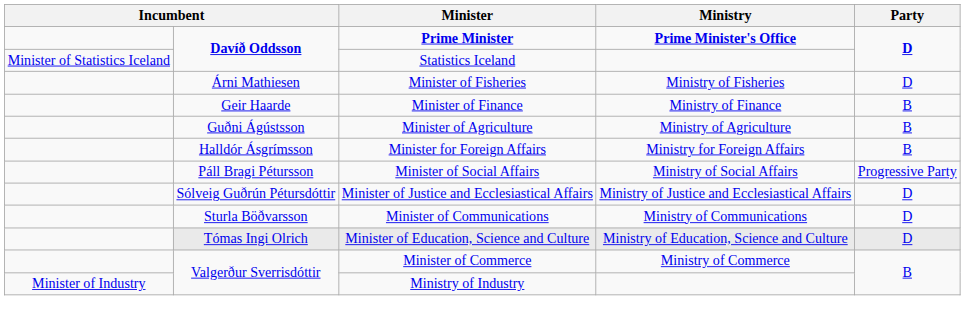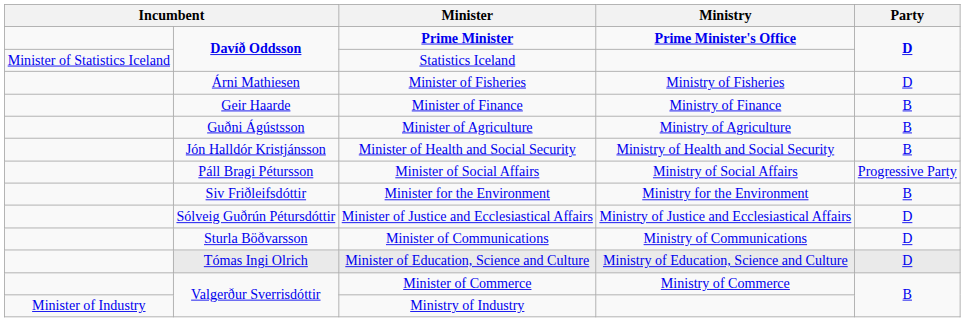- row: (467, 149)
+ row: (467, 149)
+ row: (467, 194)
